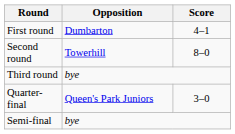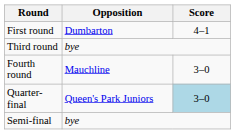- row: (23, 52)
+ row: (21, 69)
(202, 98) no background -> (202, 98) lightblue background
